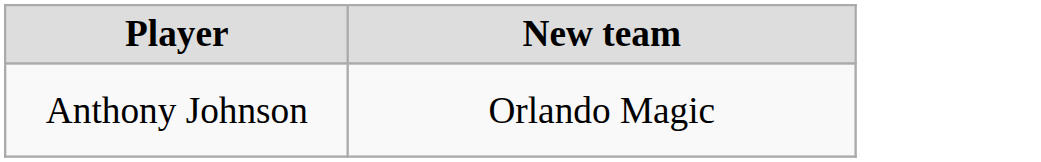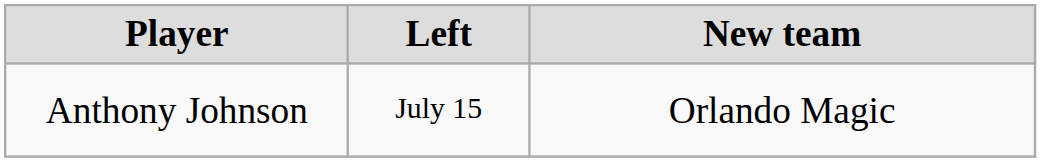+ column: (439, 34)
